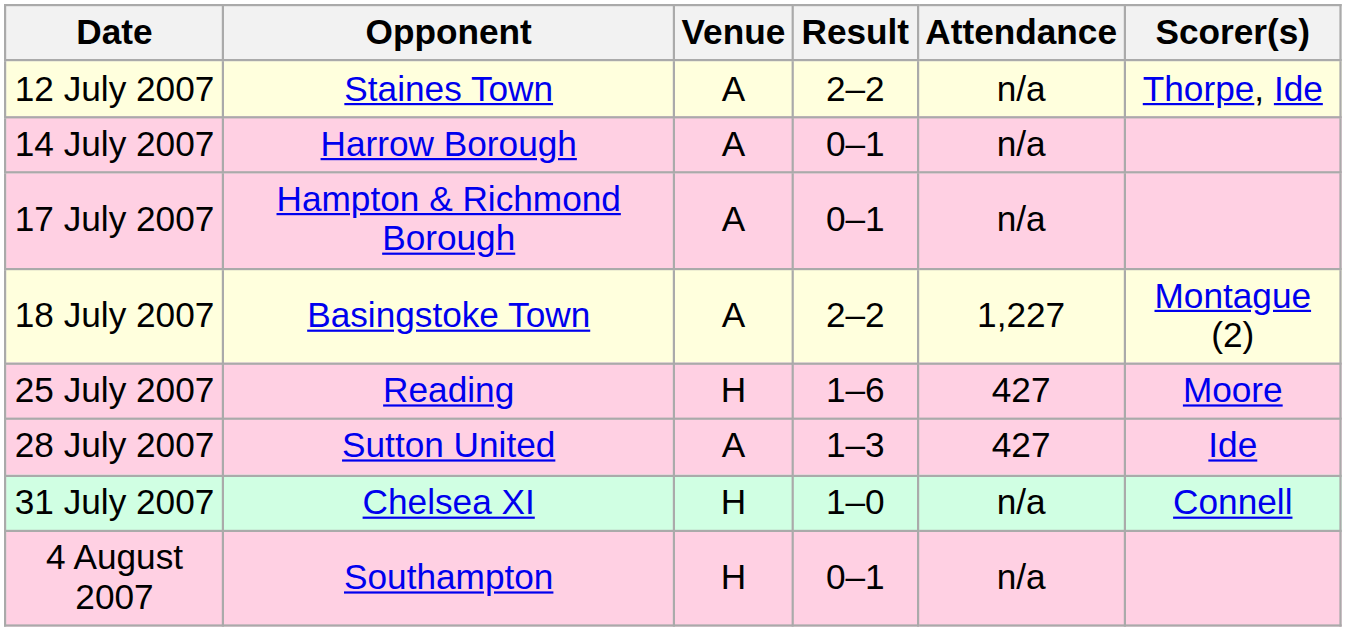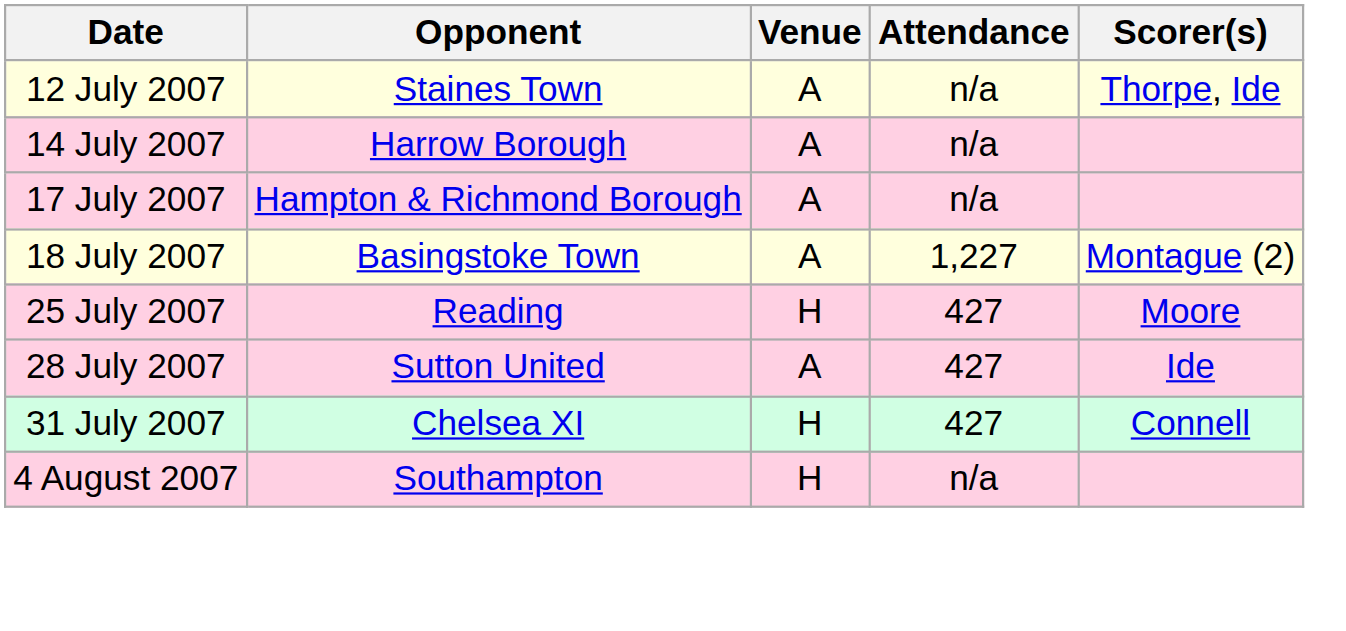- column: (855, 32)
(1021, 502) n/a -> (974, 423) 427
